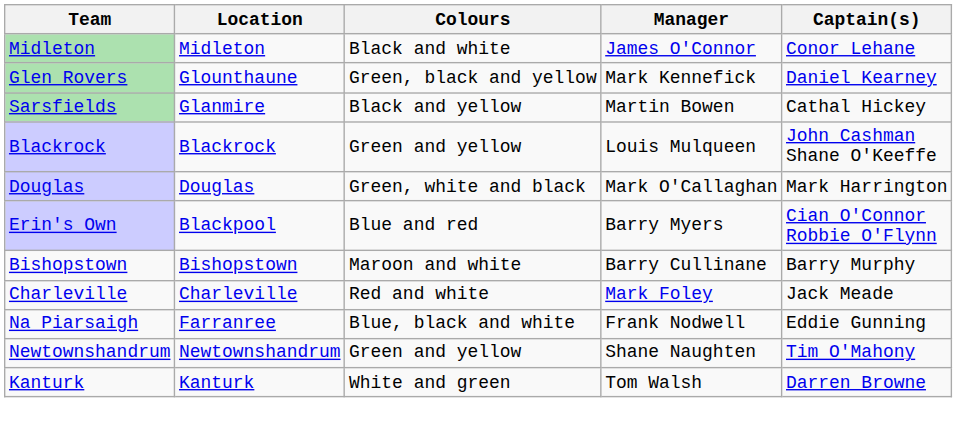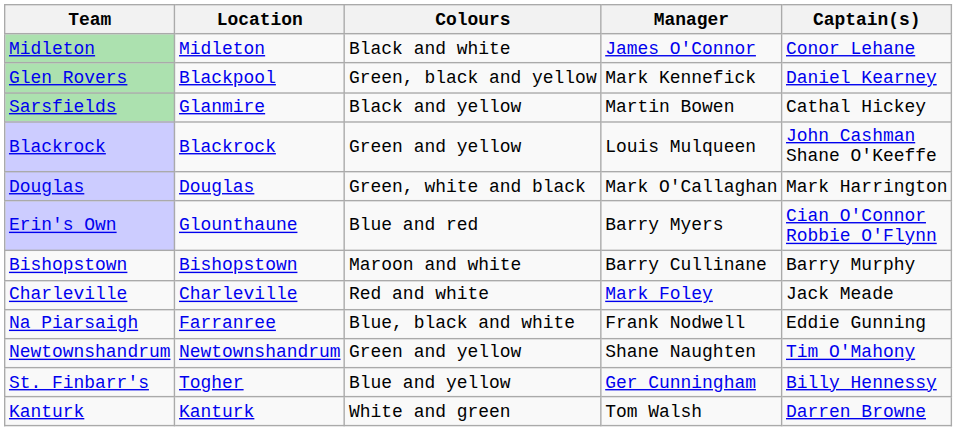(238, 78) Glounthaune -> (227, 78) Blackpool
(227, 226) Blackpool -> (238, 226) Glounthaune
+ row: (79, 382)
